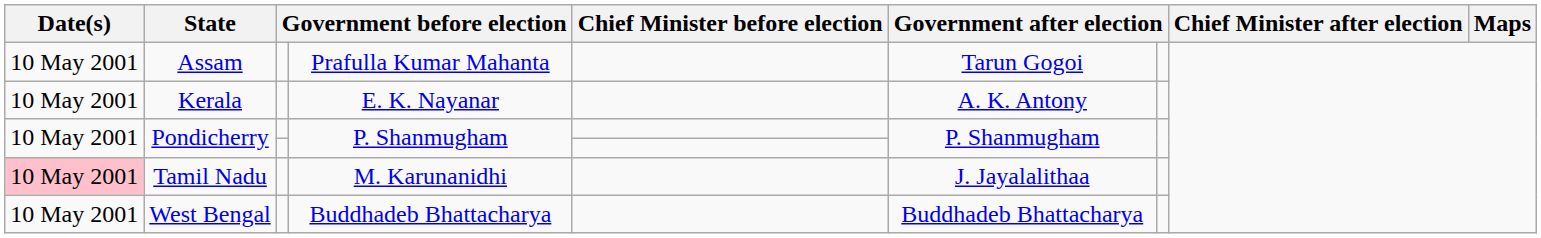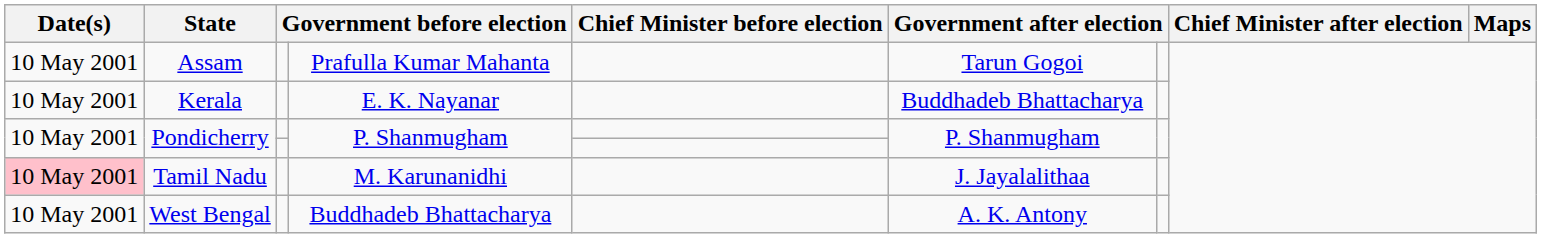(1022, 99) A. K. Antony -> (1022, 99) Buddhadeb Bhattacharya
(1022, 213) Buddhadeb Bhattacharya -> (1022, 213) A. K. Antony
